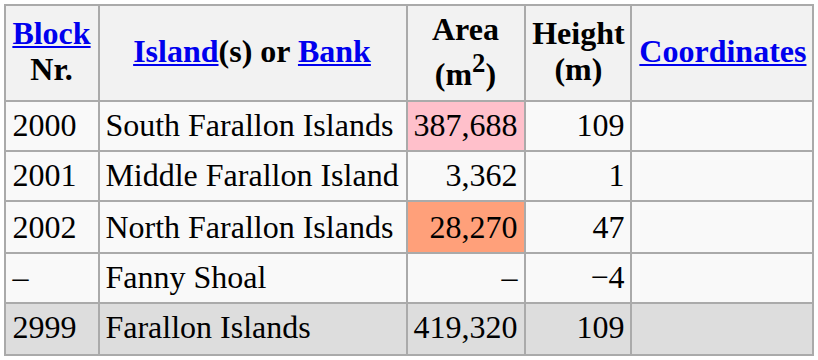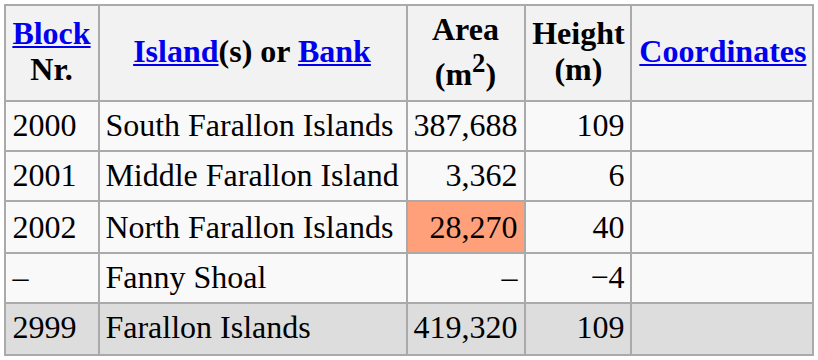(465, 125) pink background -> (465, 125) no background
(617, 176) 1 -> (617, 176) 6
(609, 226) 47 -> (609, 226) 40
